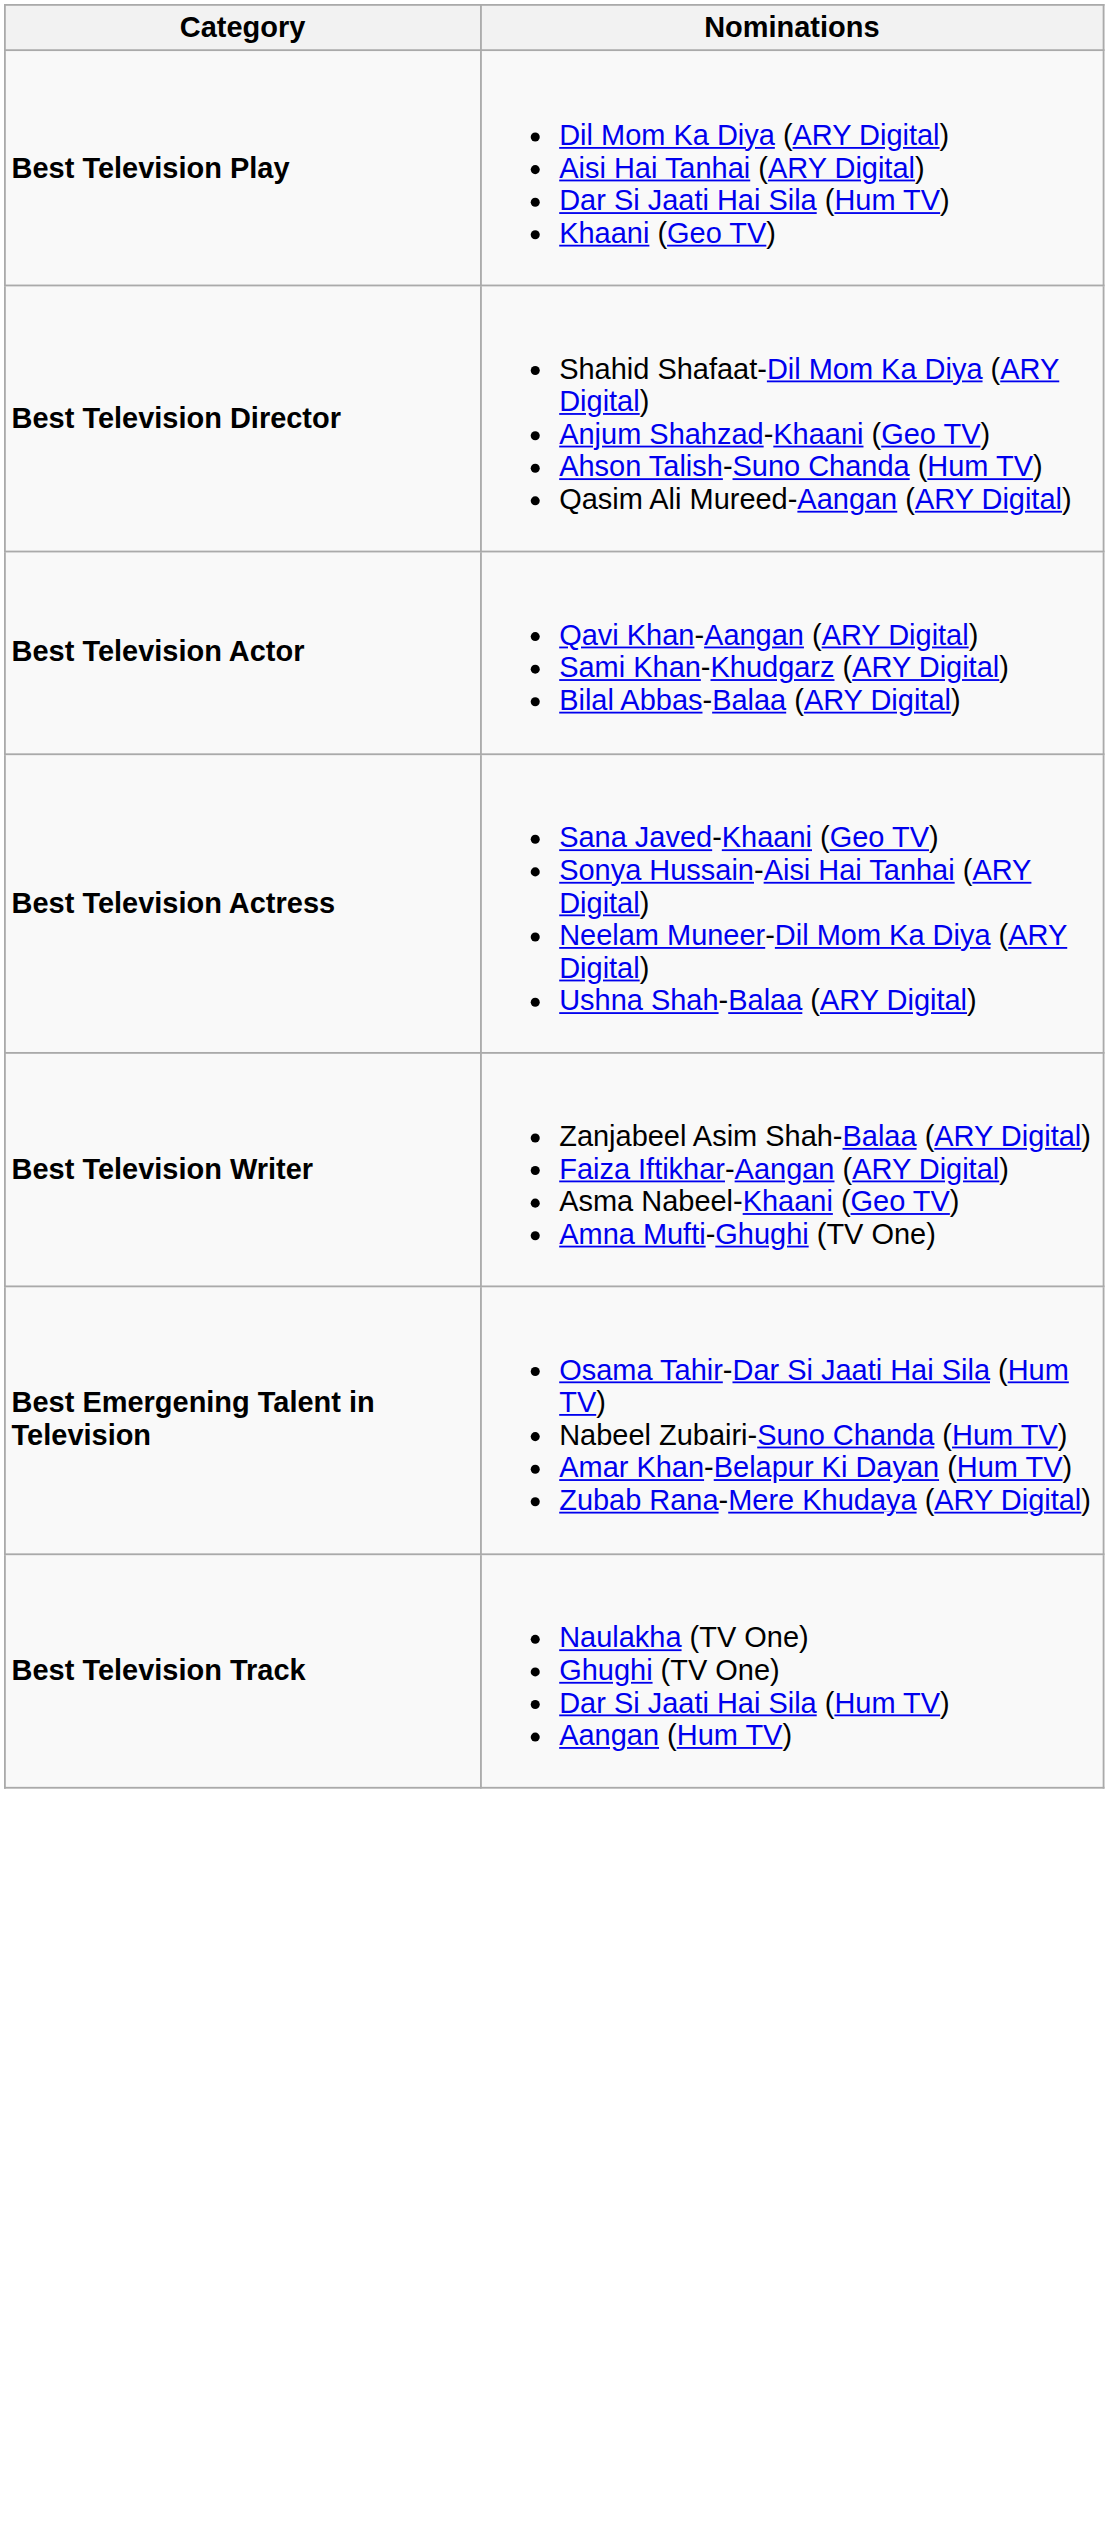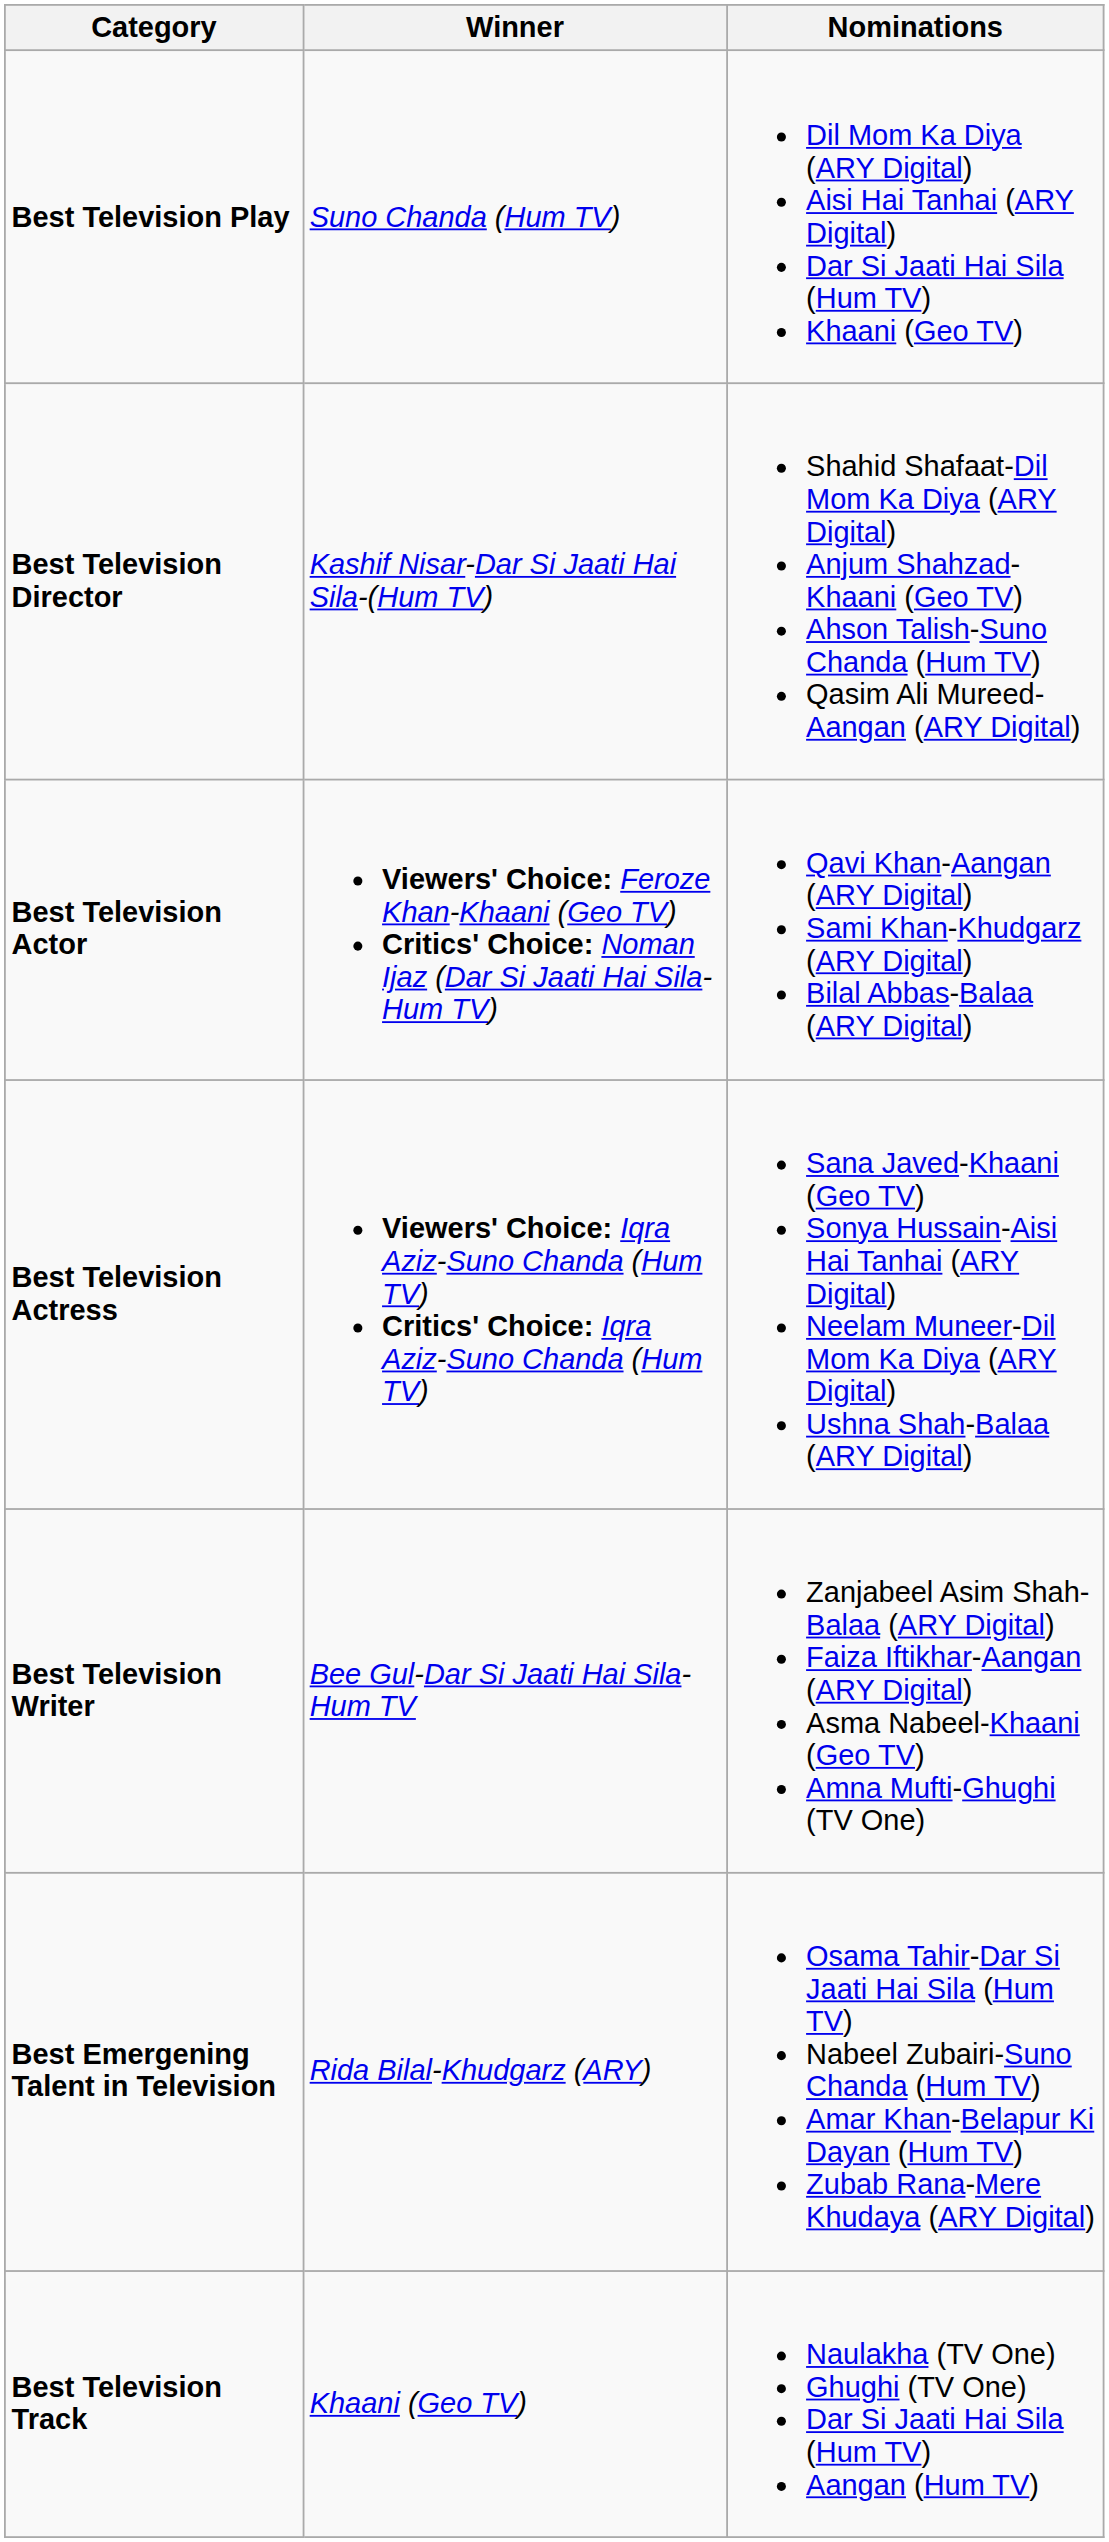+ column: (515, 27)
